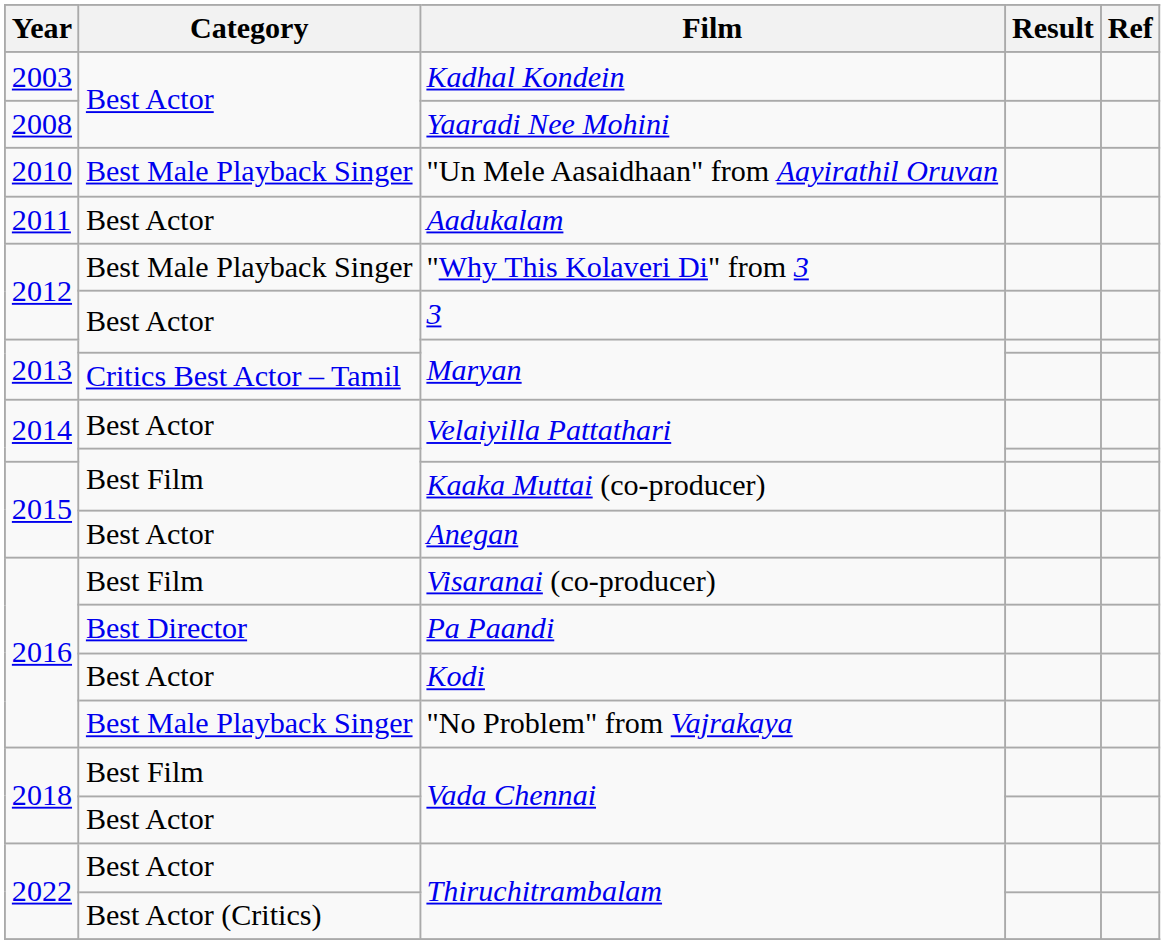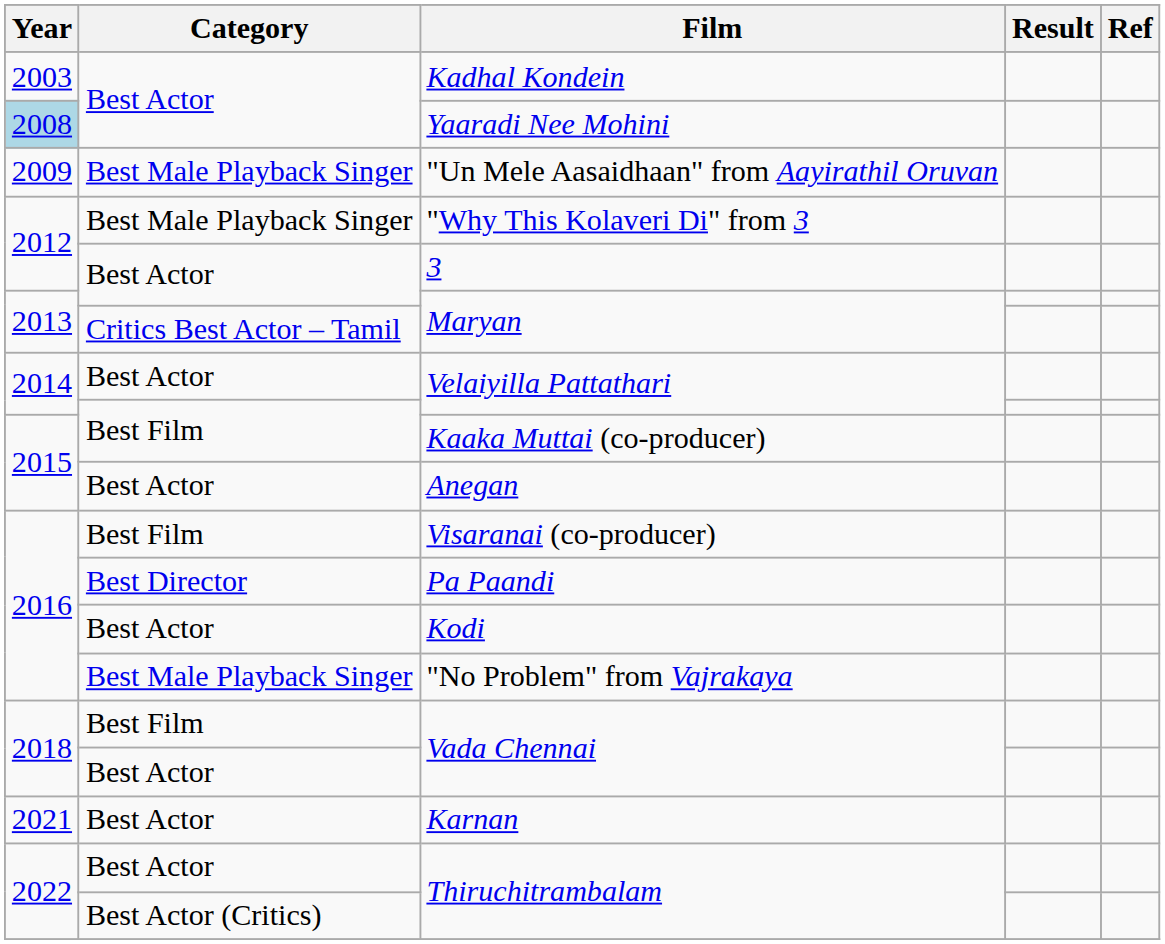(42, 123) no background -> (42, 123) lightblue background
(42, 171) 2010 -> (42, 171) 2009
- row: (150, 219)
+ row: (150, 819)
